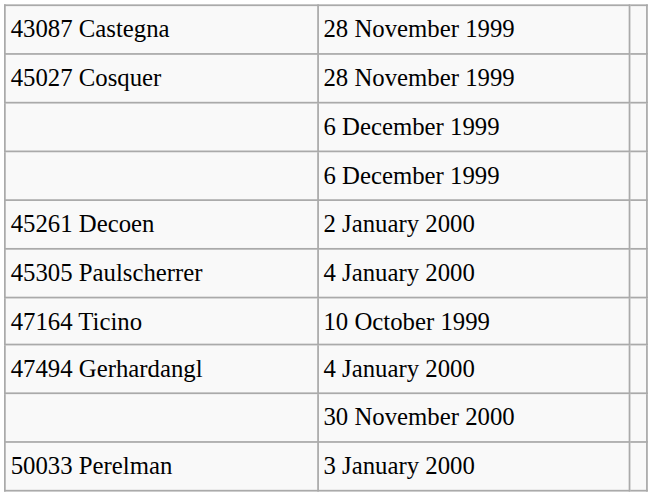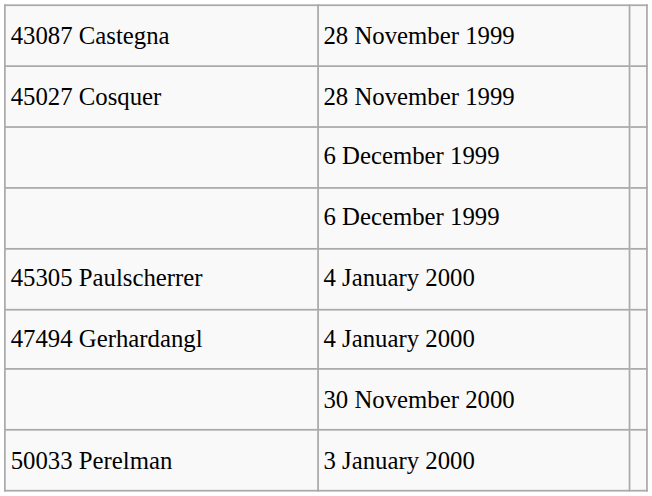- row: (83, 223)
- row: (76, 320)
